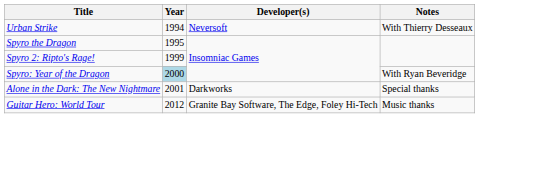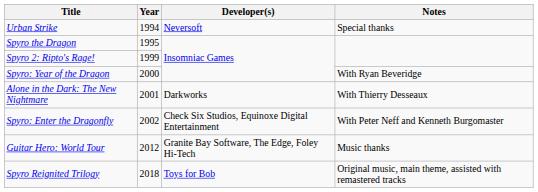(427, 27) With Thierry Desseaux -> (365, 27) Special thanks
(174, 74) lightblue background -> (149, 74) no background
(410, 89) Special thanks -> (382, 95) With Thierry Desseaux
+ row: (60, 121)
+ row: (53, 174)
